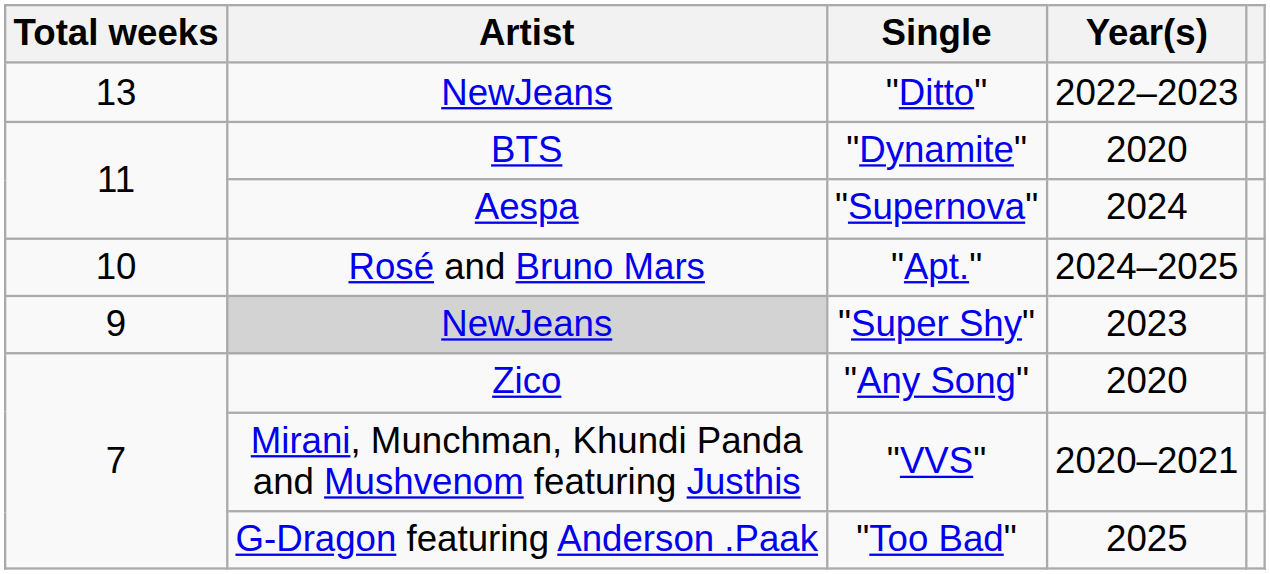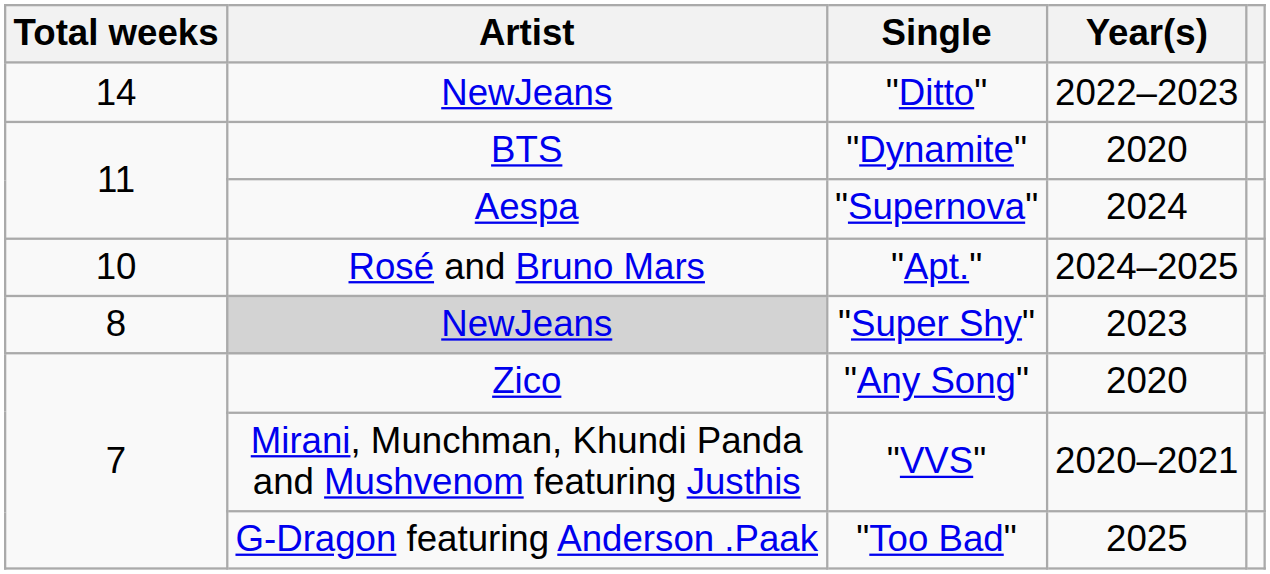(116, 91) 13 -> (116, 91) 14
(116, 324) 9 -> (116, 324) 8
